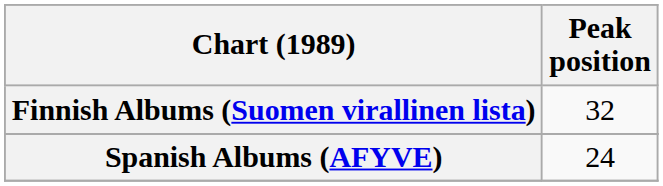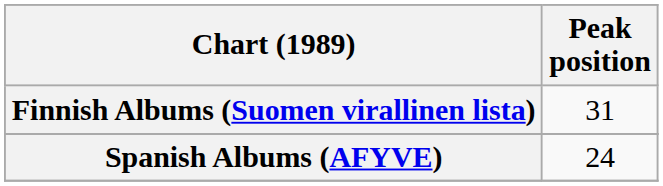(600, 109) 32 -> (600, 109) 31
